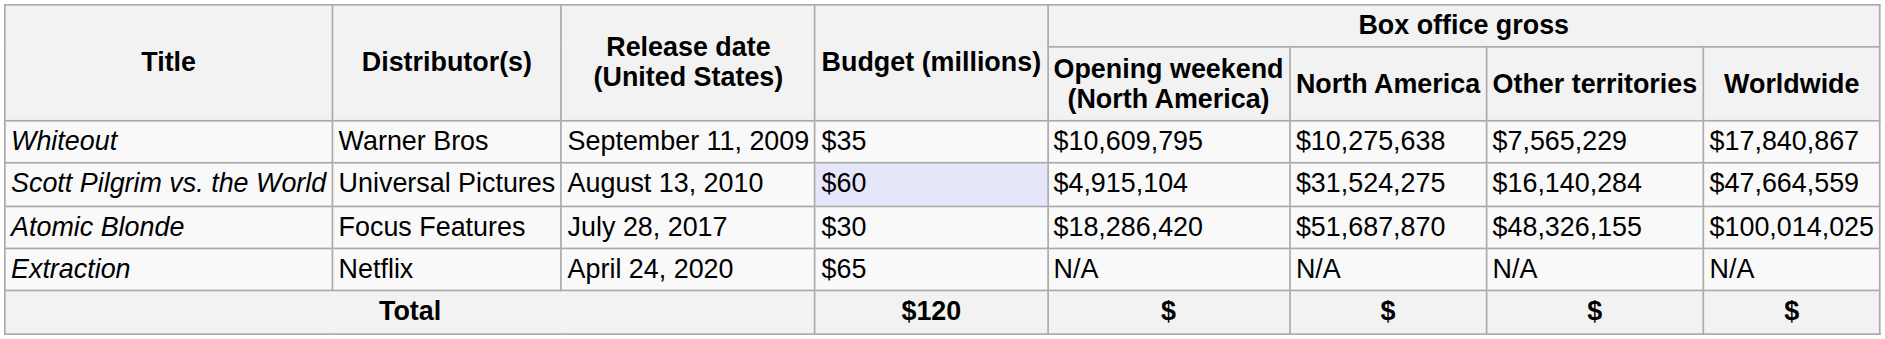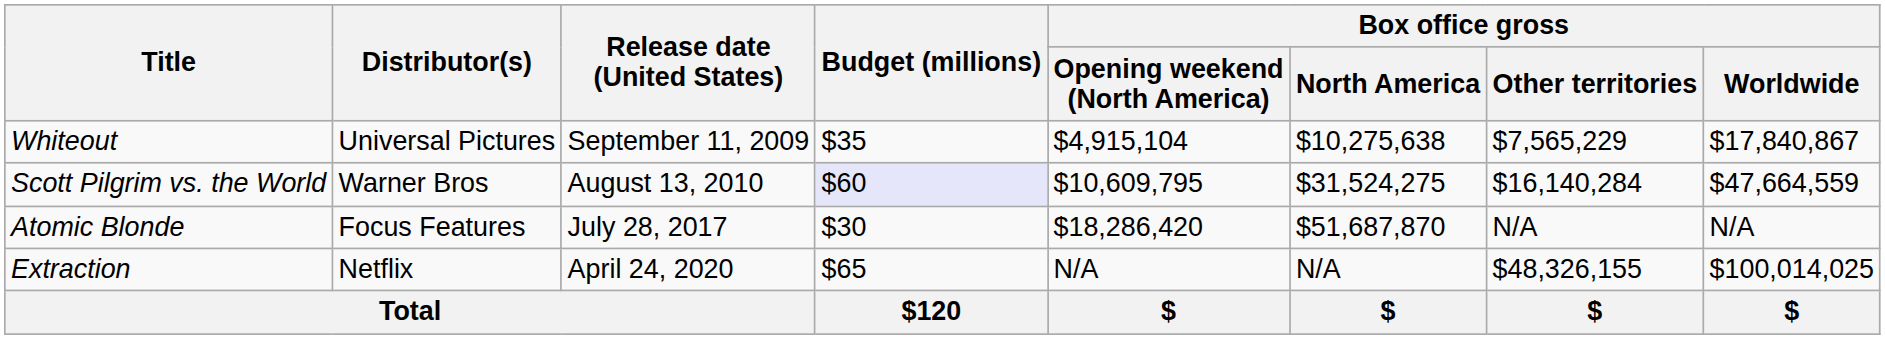(414, 141) Warner Bros -> (447, 141) Universal Pictures
(1128, 141) $10,609,795 -> (1121, 141) $4,915,104
(447, 183) Universal Pictures -> (414, 183) Warner Bros
(1121, 183) $4,915,104 -> (1128, 183) $10,609,795
(1567, 226) $48,326,155 -> (1515, 226) N/A
(1792, 226) $100,014,025 -> (1732, 226) N/A
(1515, 269) N/A -> (1567, 269) $48,326,155
(1732, 269) N/A -> (1792, 269) $100,014,025
